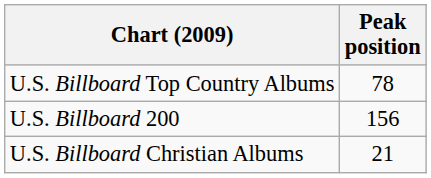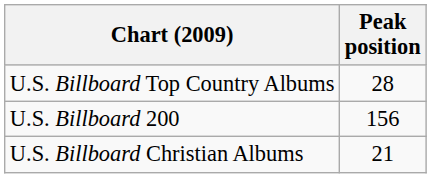(383, 82) 78 -> (383, 82) 28
